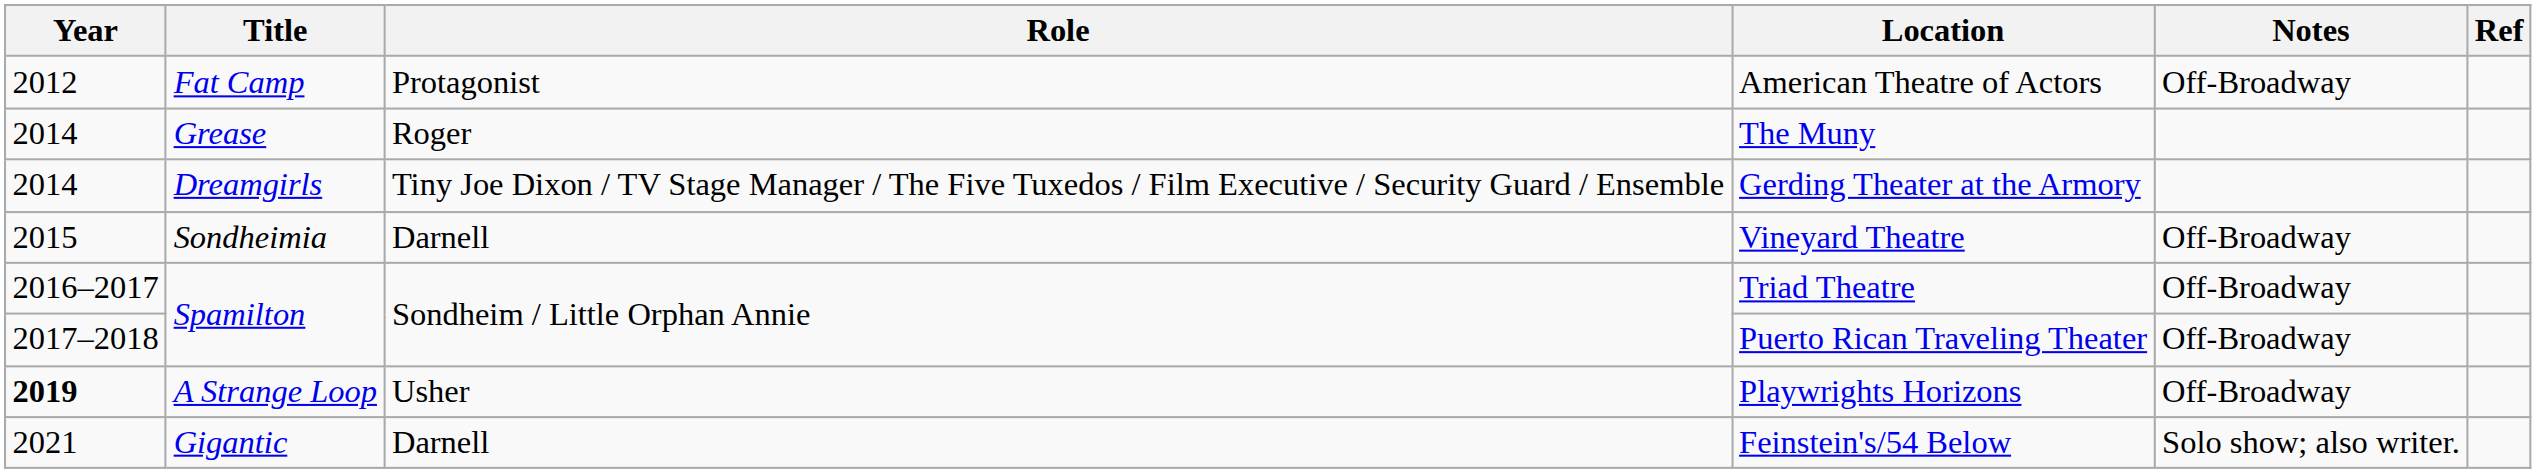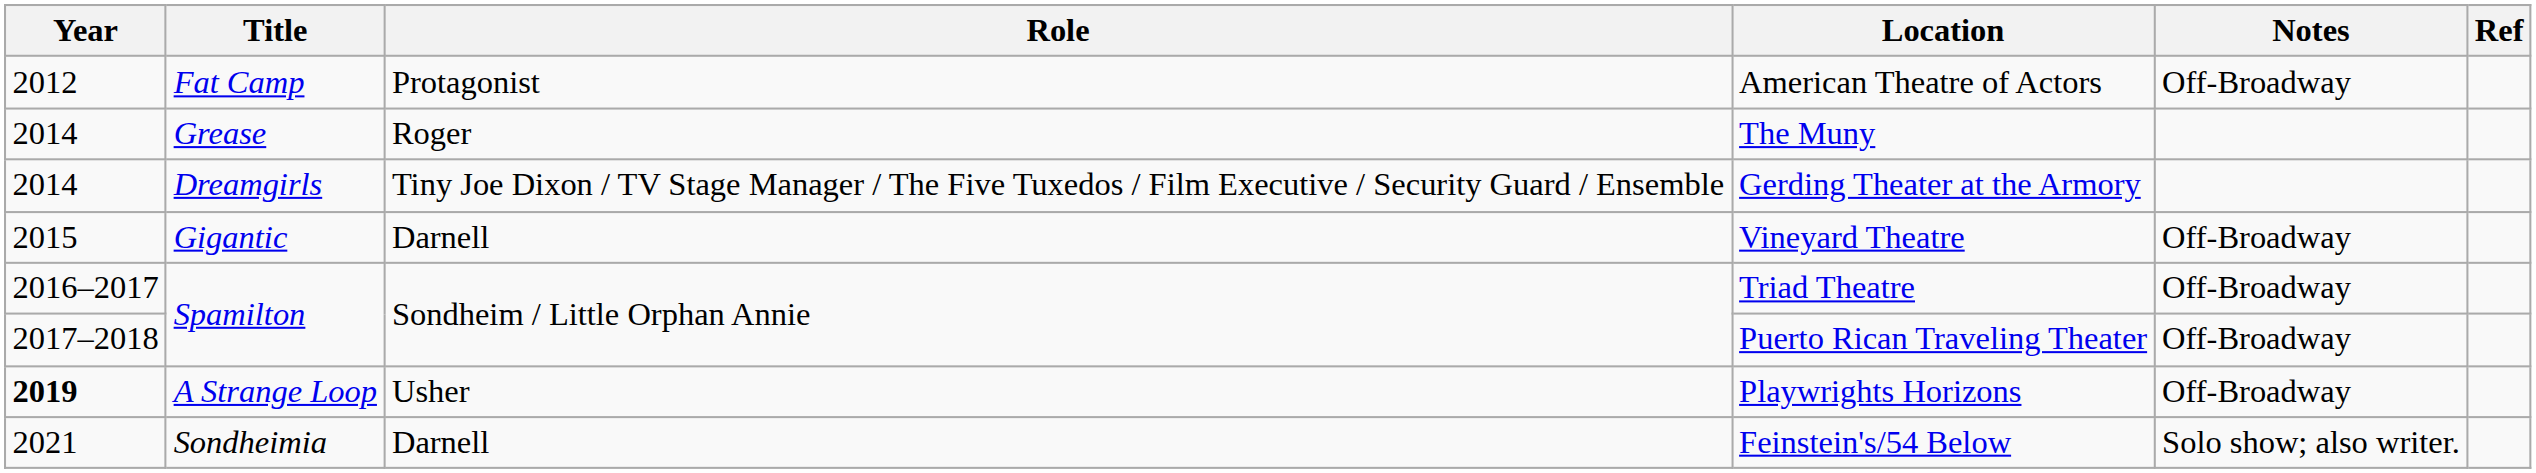(250, 236) Sondheimia -> (230, 236) Gigantic
(230, 442) Gigantic -> (250, 442) Sondheimia
